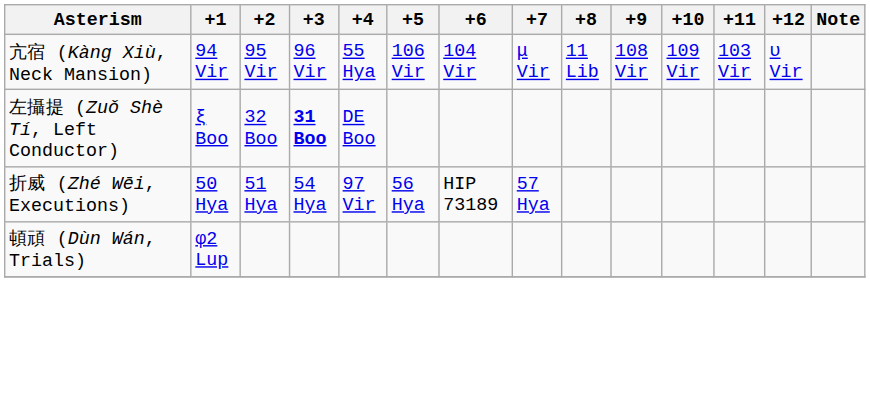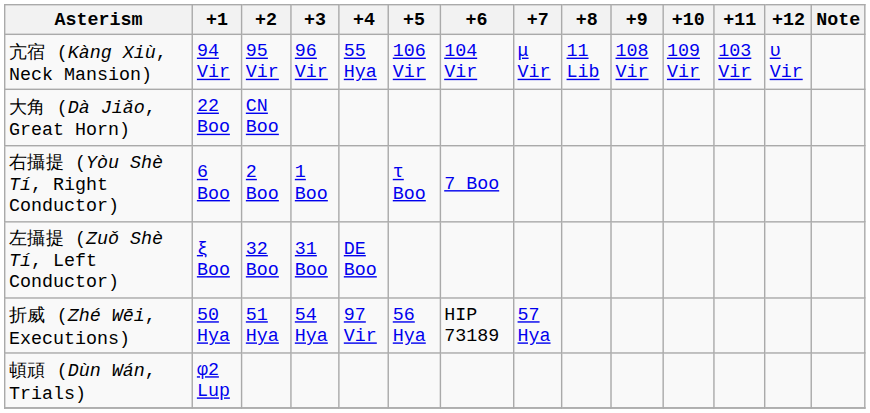+ row: (82, 119)
+ row: (86, 185)
(310, 128) bold -> (311, 260) normal
